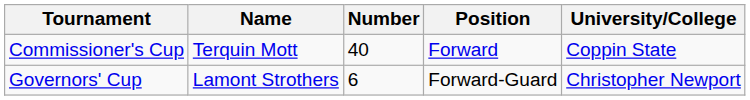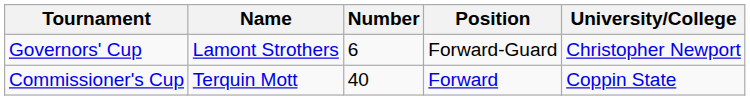rows swapped: (97, 49) <-> (75, 79)
